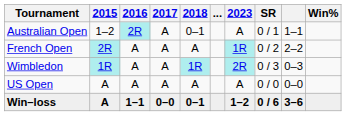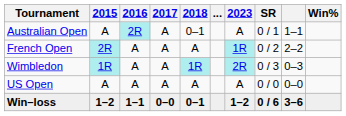(105, 31) 1–2 -> (105, 31) A
(105, 102) A -> (105, 102) 1–2
